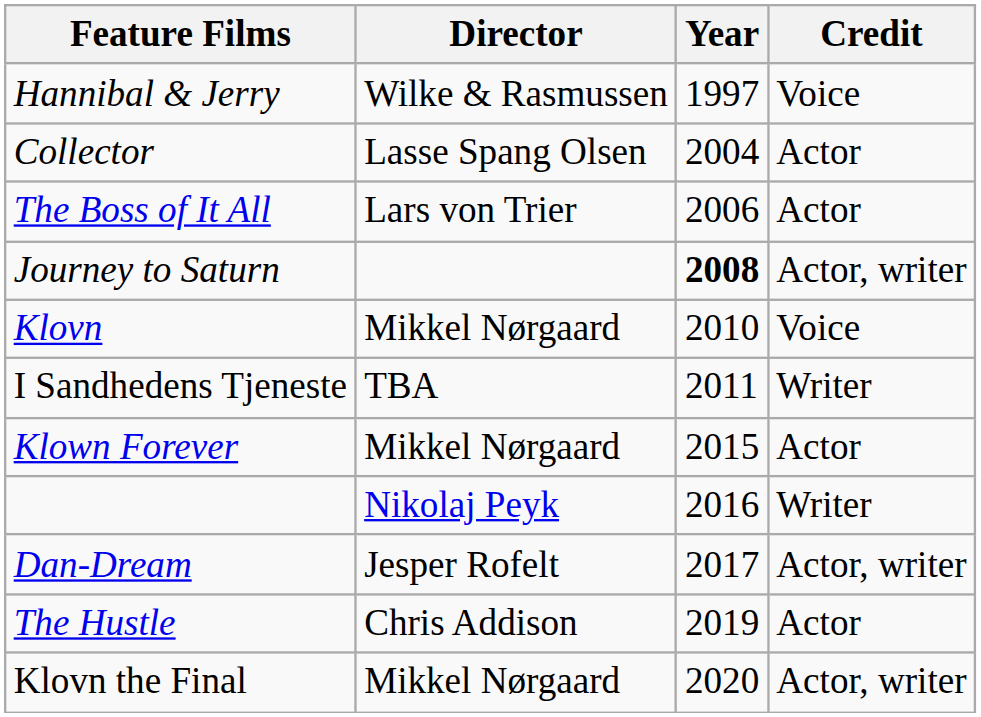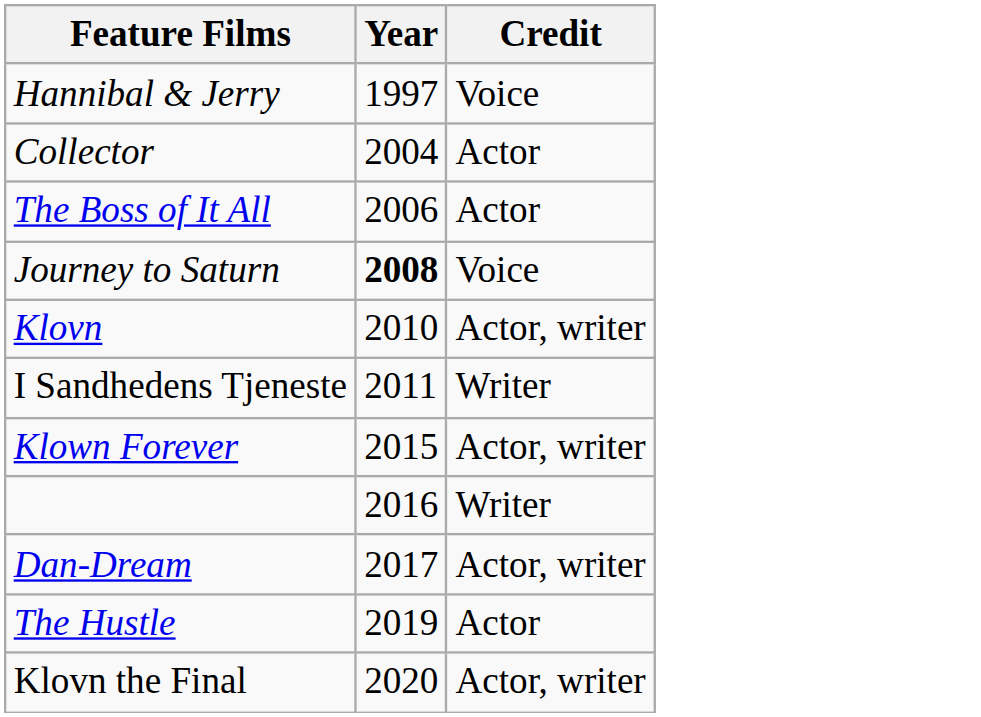- column: (516, 33)
(871, 269) Actor, writer -> (497, 269) Voice
(818, 328) Voice -> (551, 328) Actor, writer
(819, 446) Actor -> (551, 446) Actor, writer
